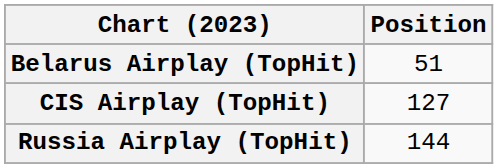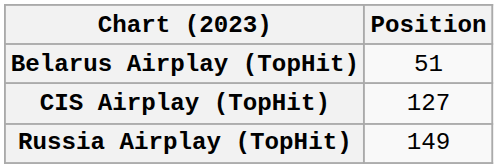(428, 143) 144 -> (428, 143) 149
